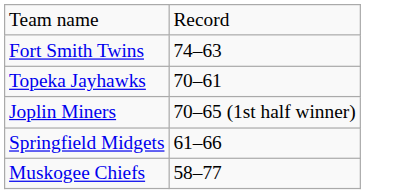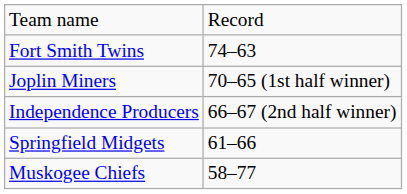- row: (77, 81)
+ row: (104, 111)
